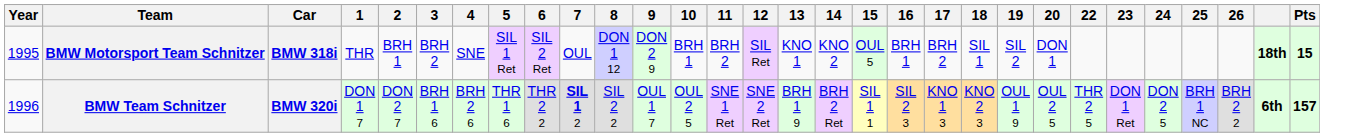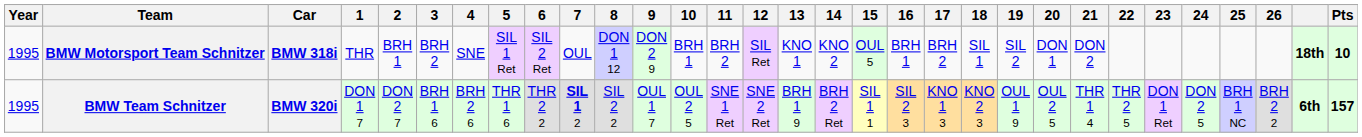+ column: (1090, 15)
(1305, 53) 15 -> (1343, 53) 10
(23, 106) 1996 -> (23, 106) 1995
